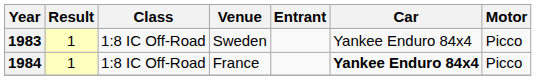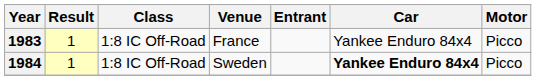(240, 40) Sweden -> (236, 40) France
(236, 64) France -> (240, 64) Sweden
